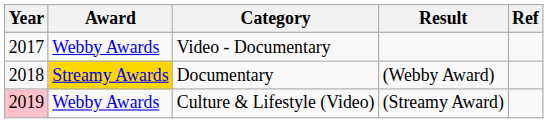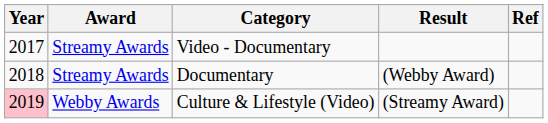(106, 46) Webby Awards -> (110, 46) Streamy Awards
(110, 74) gold background -> (110, 74) no background
